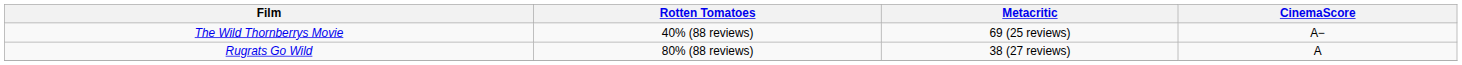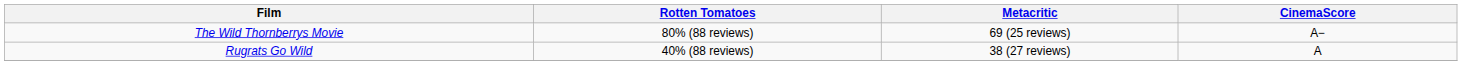(708, 32) 40% (88 reviews) -> (708, 32) 80% (88 reviews)
(708, 51) 80% (88 reviews) -> (708, 51) 40% (88 reviews)
